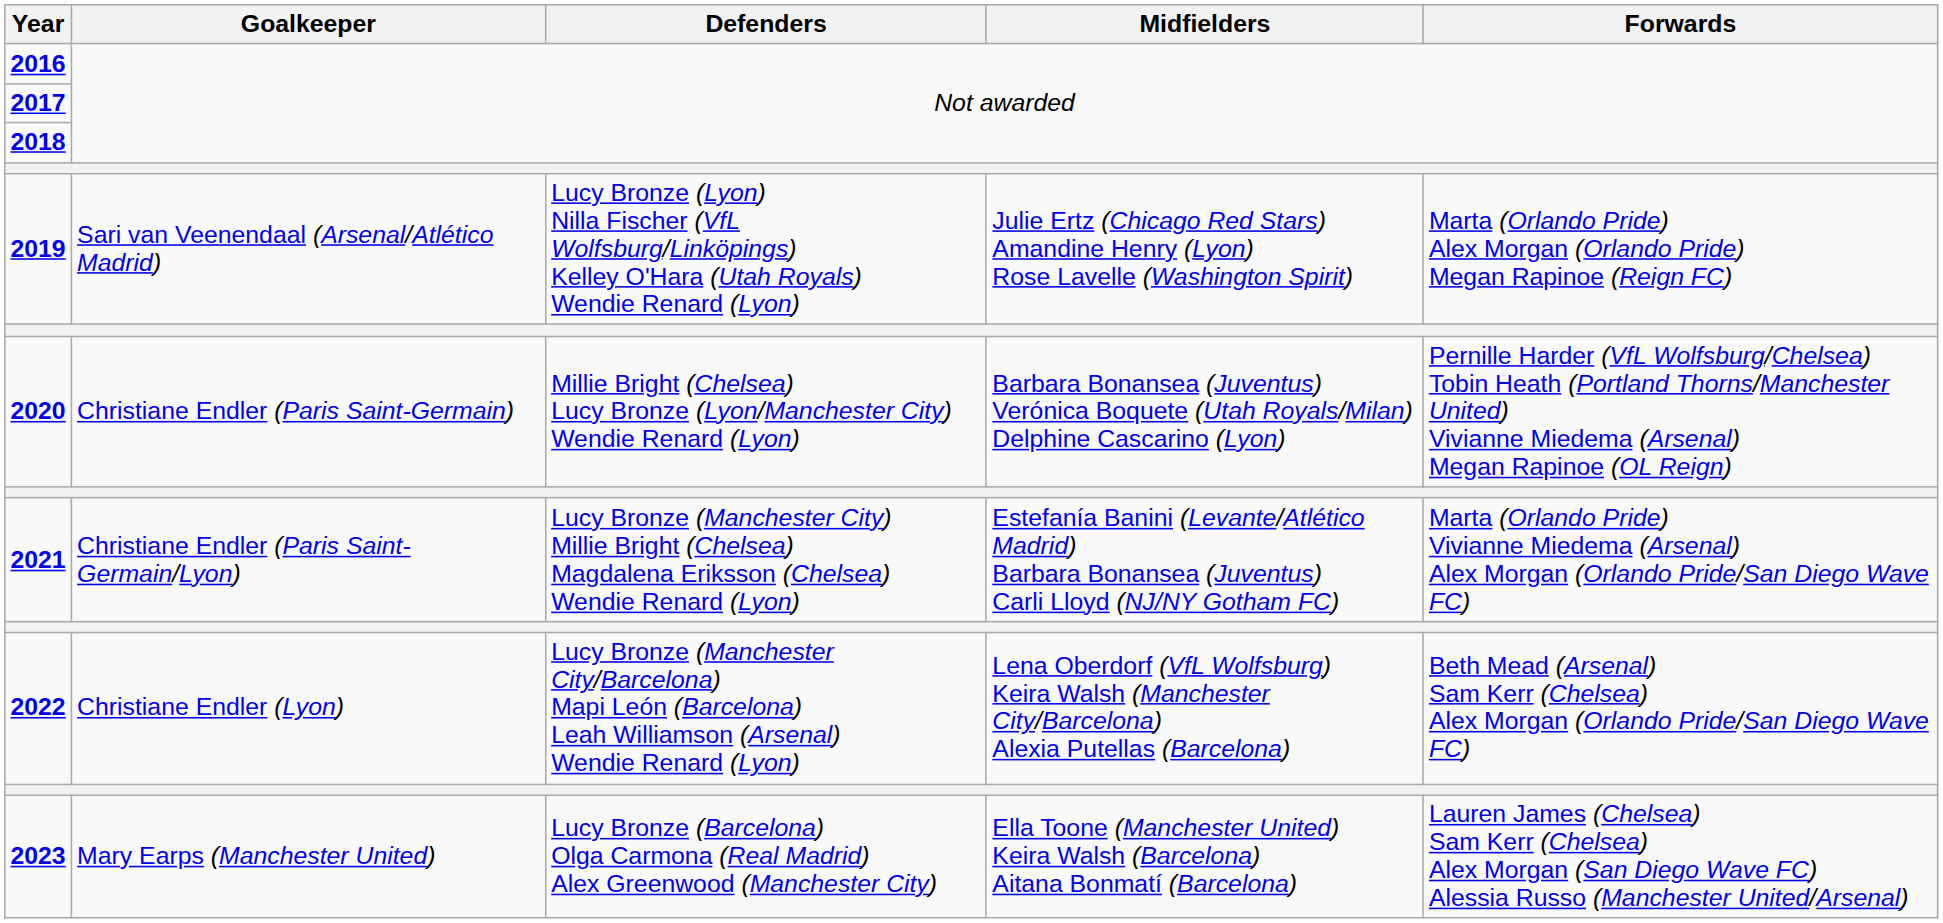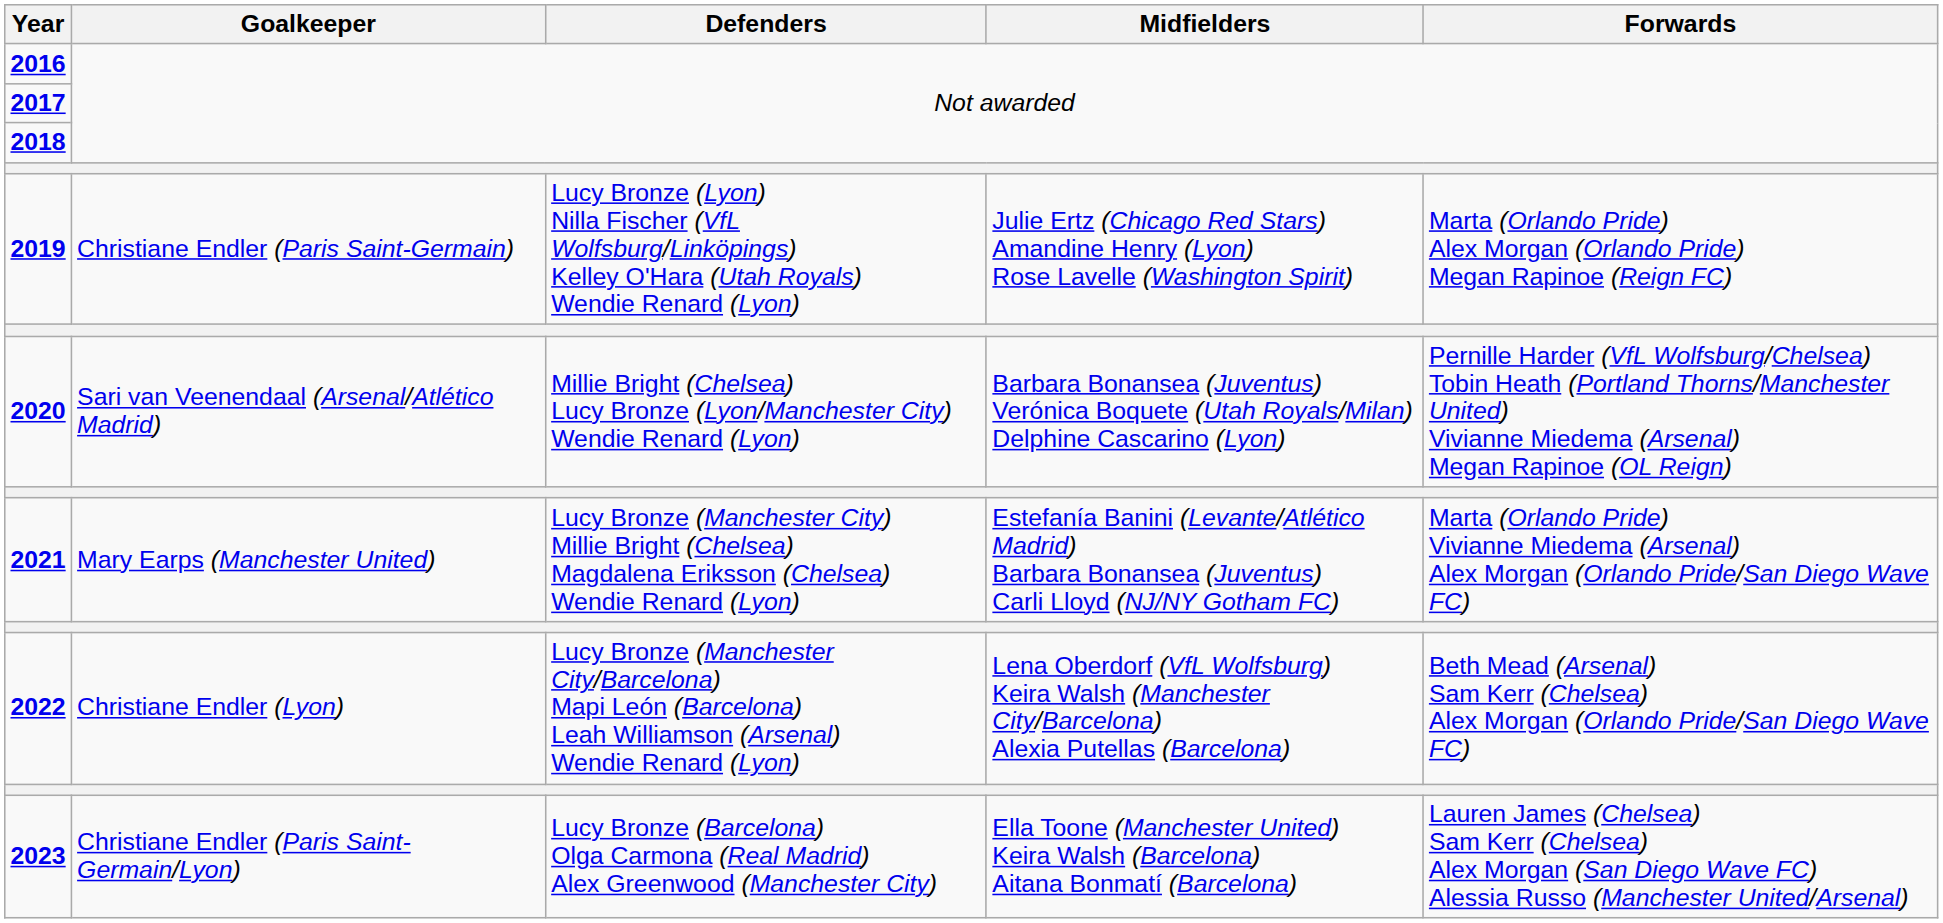(285, 248) Sari van Veenendaal (Arsenal/Atlético Madrid) -> (296, 248) Christiane Endler (Paris Saint-Germain)
(296, 411) Christiane Endler (Paris Saint-Germain) -> (285, 411) Sari van Veenendaal (Arsenal/Atlético Madrid)
(244, 559) Christiane Endler (Paris Saint-Germain/Lyon) -> (256, 559) Mary Earps (Manchester United)
(256, 856) Mary Earps (Manchester United) -> (244, 856) Christiane Endler (Paris Saint-Germain/Lyon)
